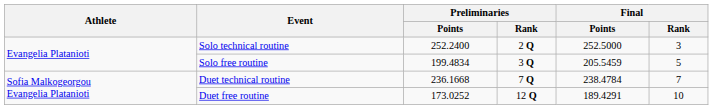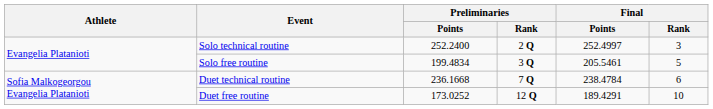(602, 46) 252.5000 -> (602, 46) 252.4997
(602, 62) 205.5459 -> (602, 62) 205.5461
(678, 79) 7 -> (678, 79) 6
